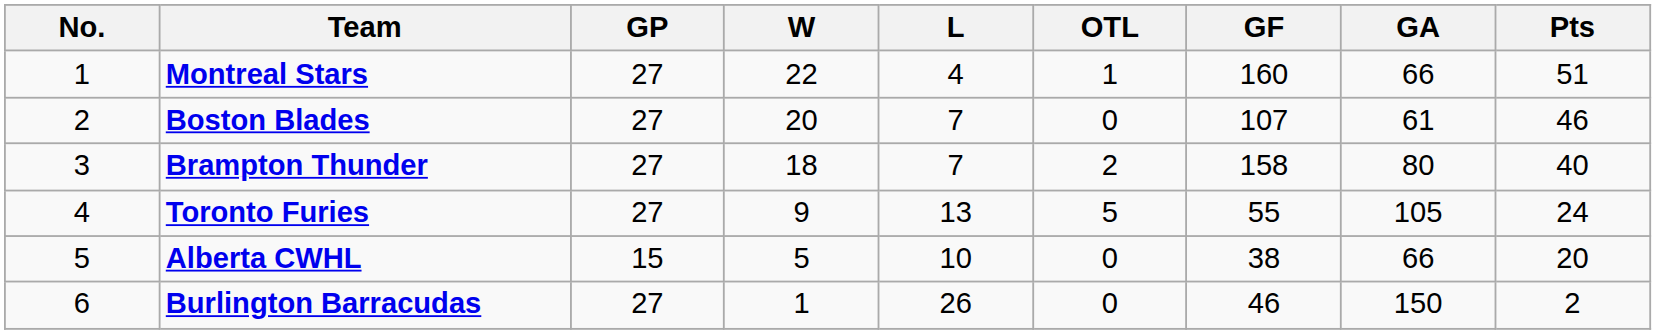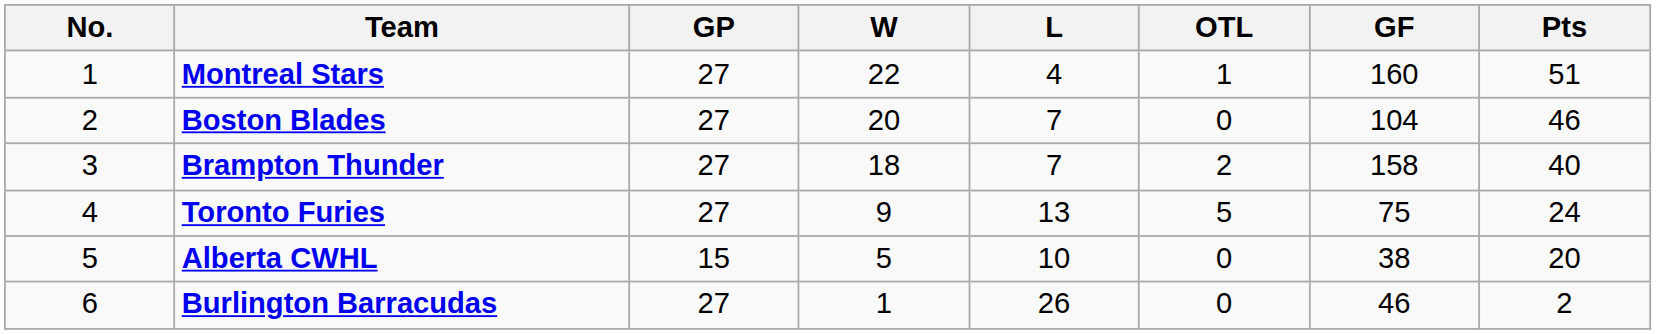- column: (1418, 27)
(1264, 119) 107 -> (1394, 119) 104
(1264, 212) 55 -> (1394, 212) 75
